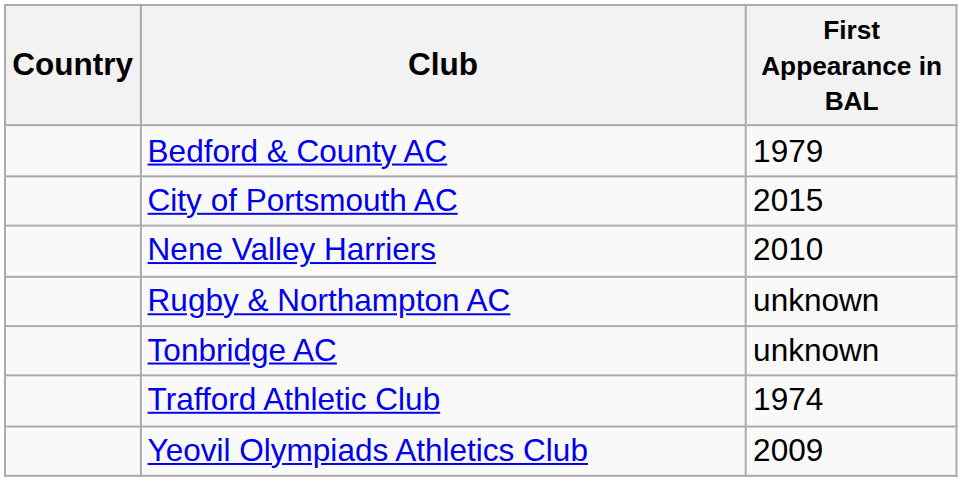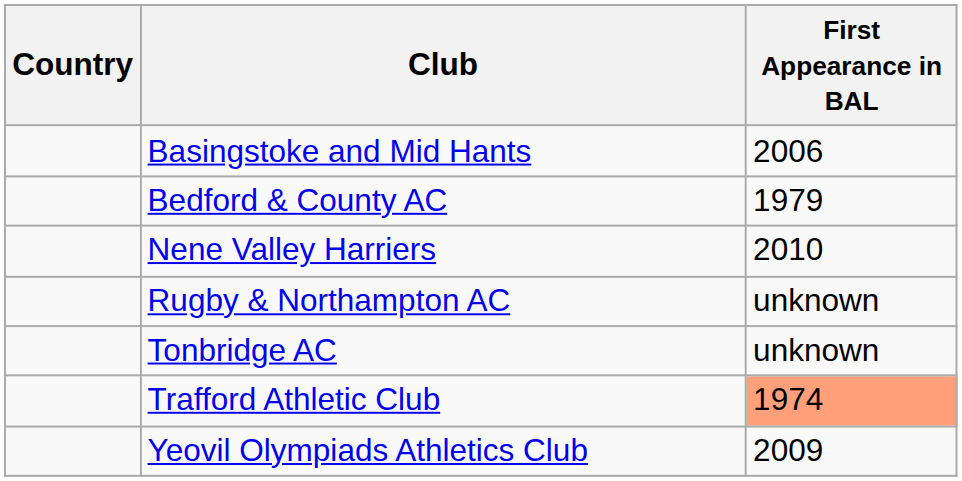+ row: (339, 150)
- row: (303, 200)
(788, 400) no background -> (788, 400) lightsalmon background
